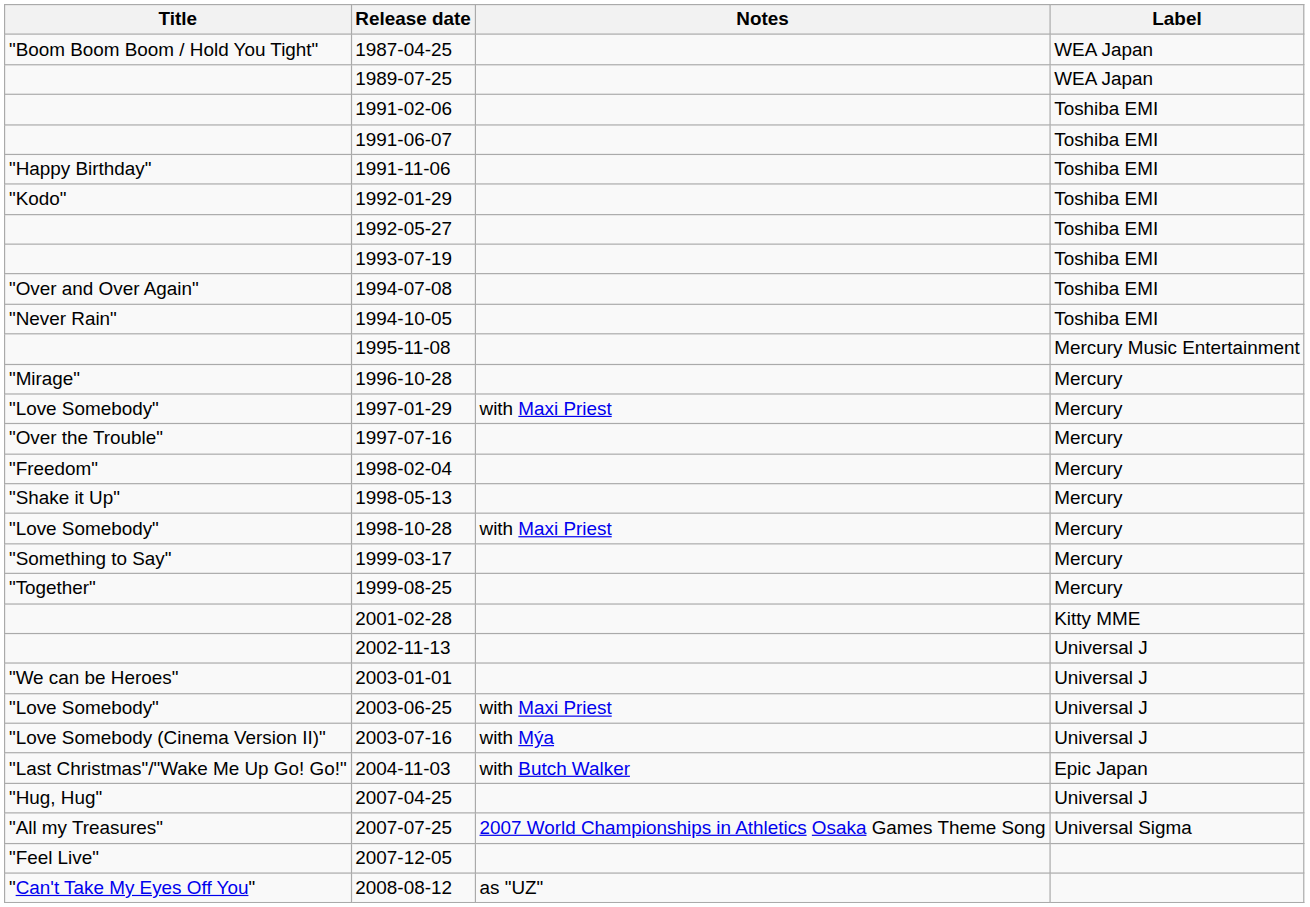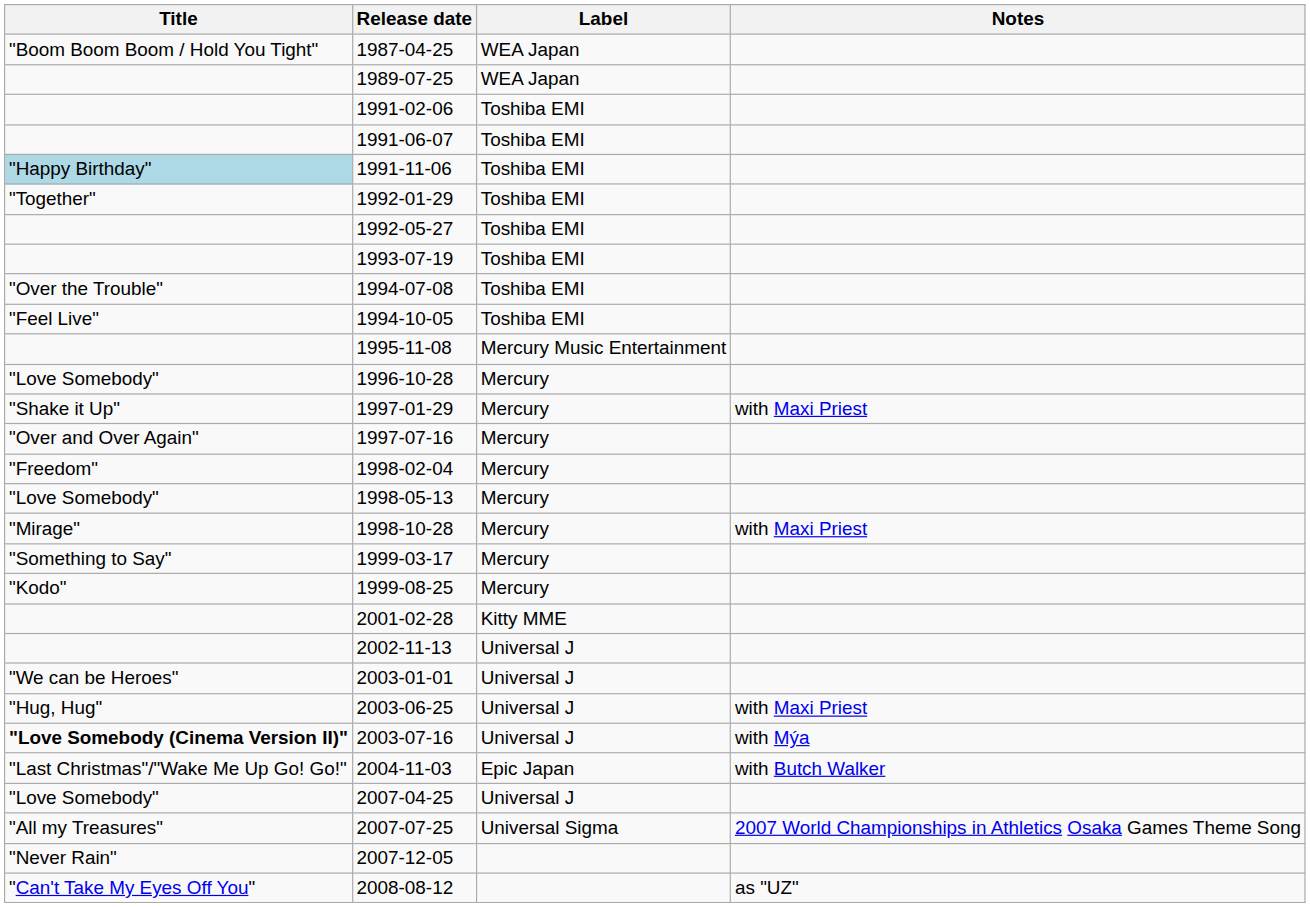columns swapped: (763, 19) <-> (1177, 19)
(80, 169) no background -> (80, 169) lightblue background
(38, 199) "Kodo" -> (52, 199) "Together"
(104, 288) "Over and Over Again" -> (86, 288) "Over the Trouble"
(63, 318) "Never Rain" -> (54, 318) "Feel Live"
(44, 378) "Mirage" -> (84, 378) "Love Somebody"
(84, 408) "Love Somebody" -> (64, 408) "Shake it Up"
(86, 438) "Over the Trouble" -> (104, 438) "Over and Over Again"
(64, 498) "Shake it Up" -> (84, 498) "Love Somebody"
(84, 528) "Love Somebody" -> (44, 528) "Mirage"
(52, 588) "Together" -> (38, 588) "Kodo"
(84, 708) "Love Somebody" -> (56, 708) "Hug, Hug"
(167, 738) normal -> (178, 738) bold
(56, 797) "Hug, Hug" -> (84, 797) "Love Somebody"
(54, 857) "Feel Live" -> (63, 857) "Never Rain"
